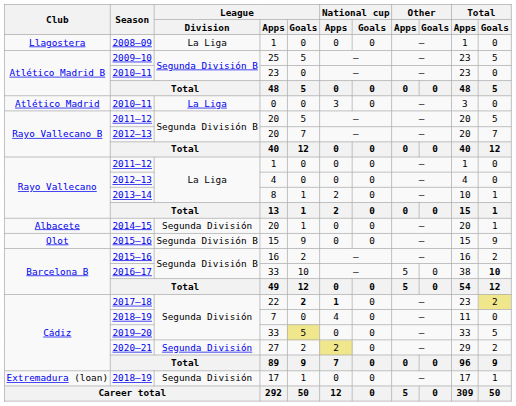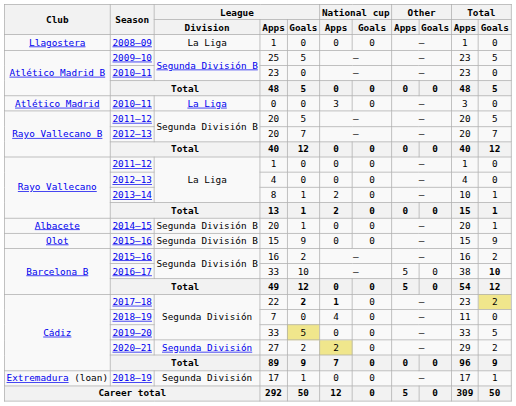(207, 226) Segunda División -> (207, 226) Segunda División B
